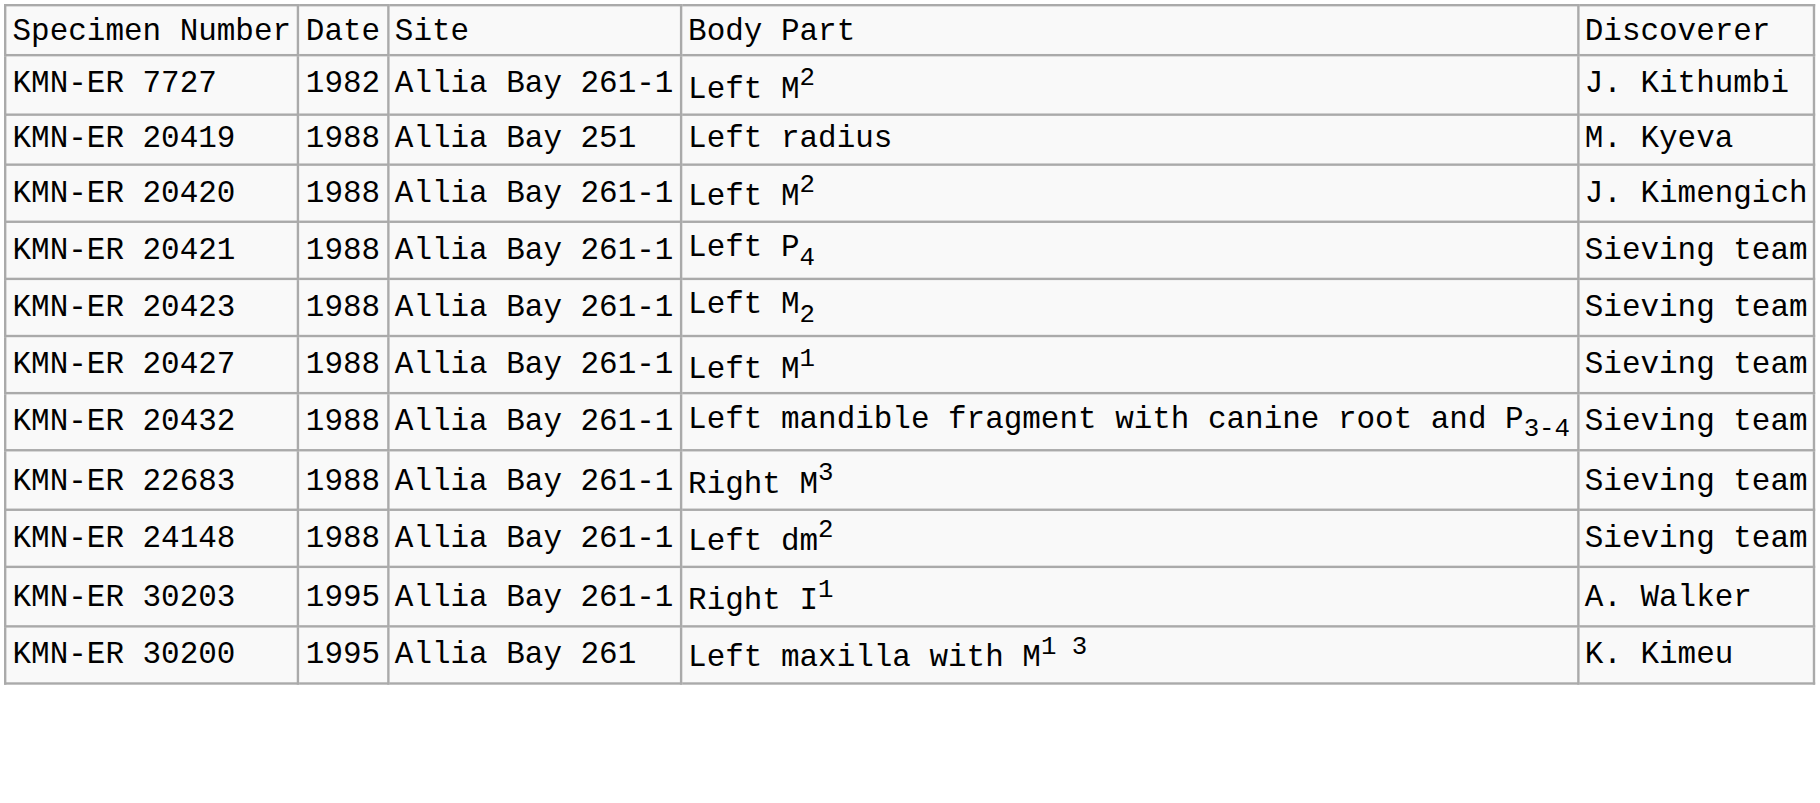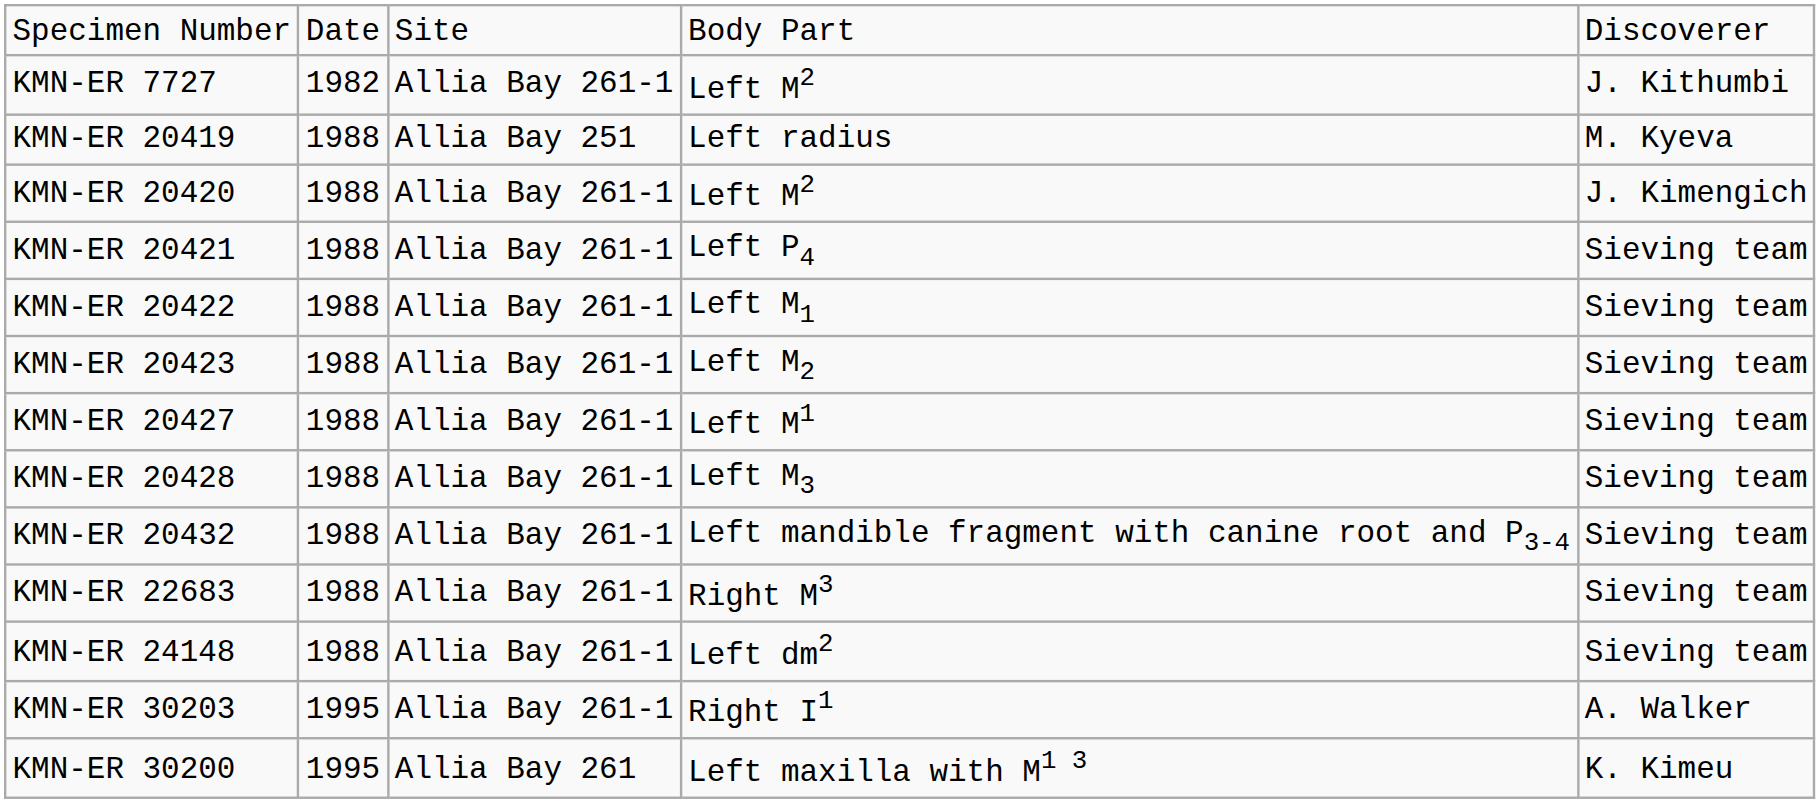+ row: (124, 308)
+ row: (124, 479)
